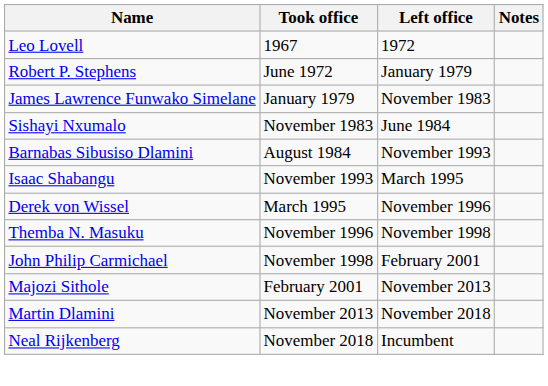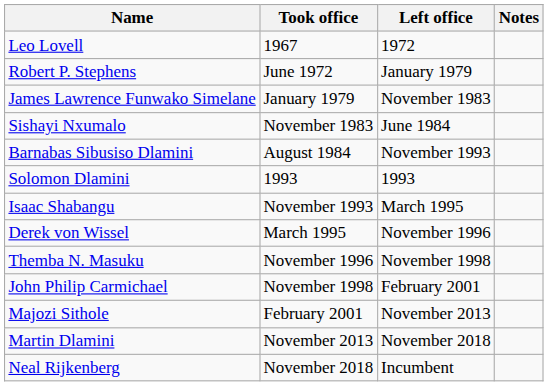+ row: (69, 179)
